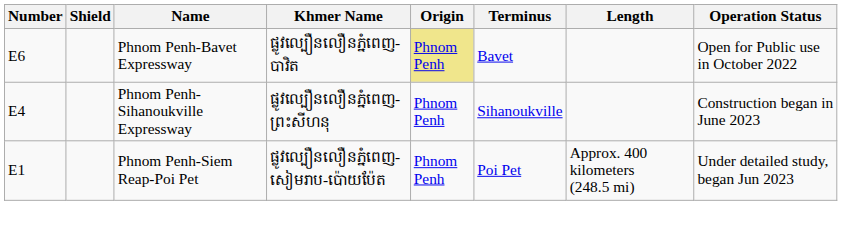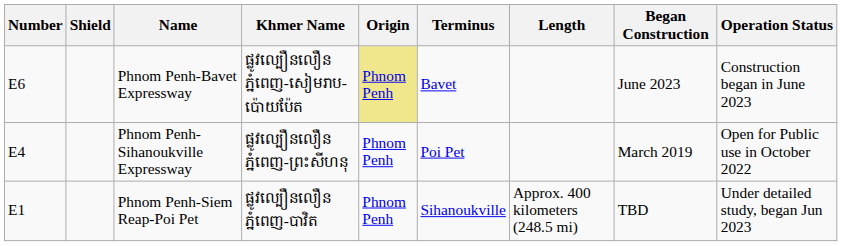+ column: (666, 25)
(335, 54) ផ្លូវល្បឿនលឿនភ្នំពេញ-បាវិត -> (296, 83) ផ្លូវល្បឿនលឿនភ្នំពេញ-សៀមរាប-ប៉ោយប៉ែត
(759, 55) Open for Public use in October 2022 -> (763, 84) Construction began in June 2023
(520, 111) Sihanoukville -> (443, 151) Poi Pet
(765, 111) Construction began in June 2023 -> (770, 151) Open for Public use in October 2022
(335, 169) ផ្លូវល្បឿនលឿនភ្នំពេញ-សៀមរាប-ប៉ោយប៉ែត -> (289, 209) ផ្លូវល្បឿនលឿនភ្នំពេញ-បាវិត
(499, 170) Poi Pet -> (463, 210) Sihanoukville
